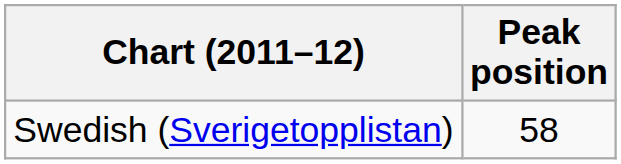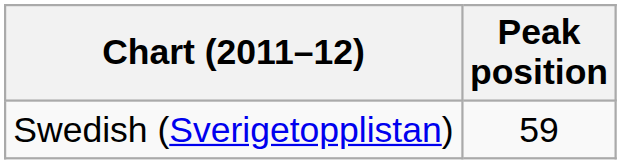(539, 128) 58 -> (539, 128) 59
